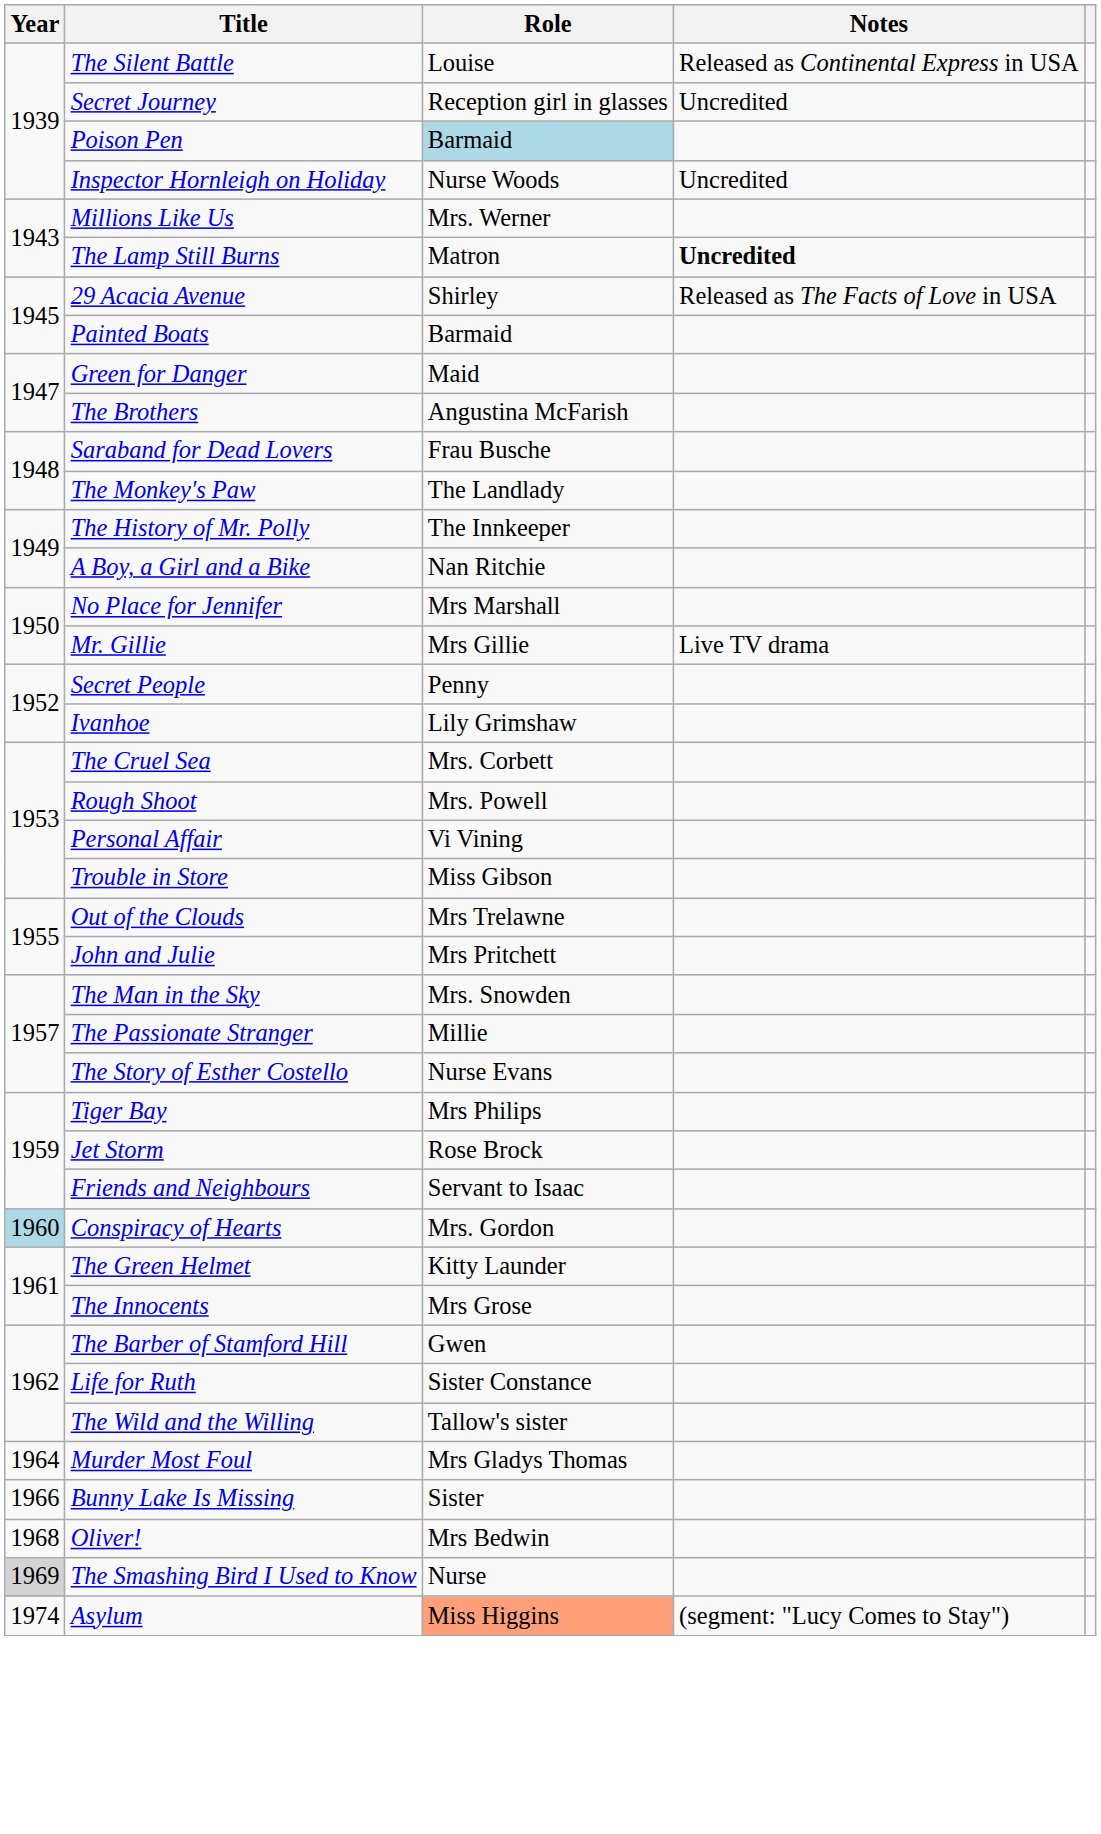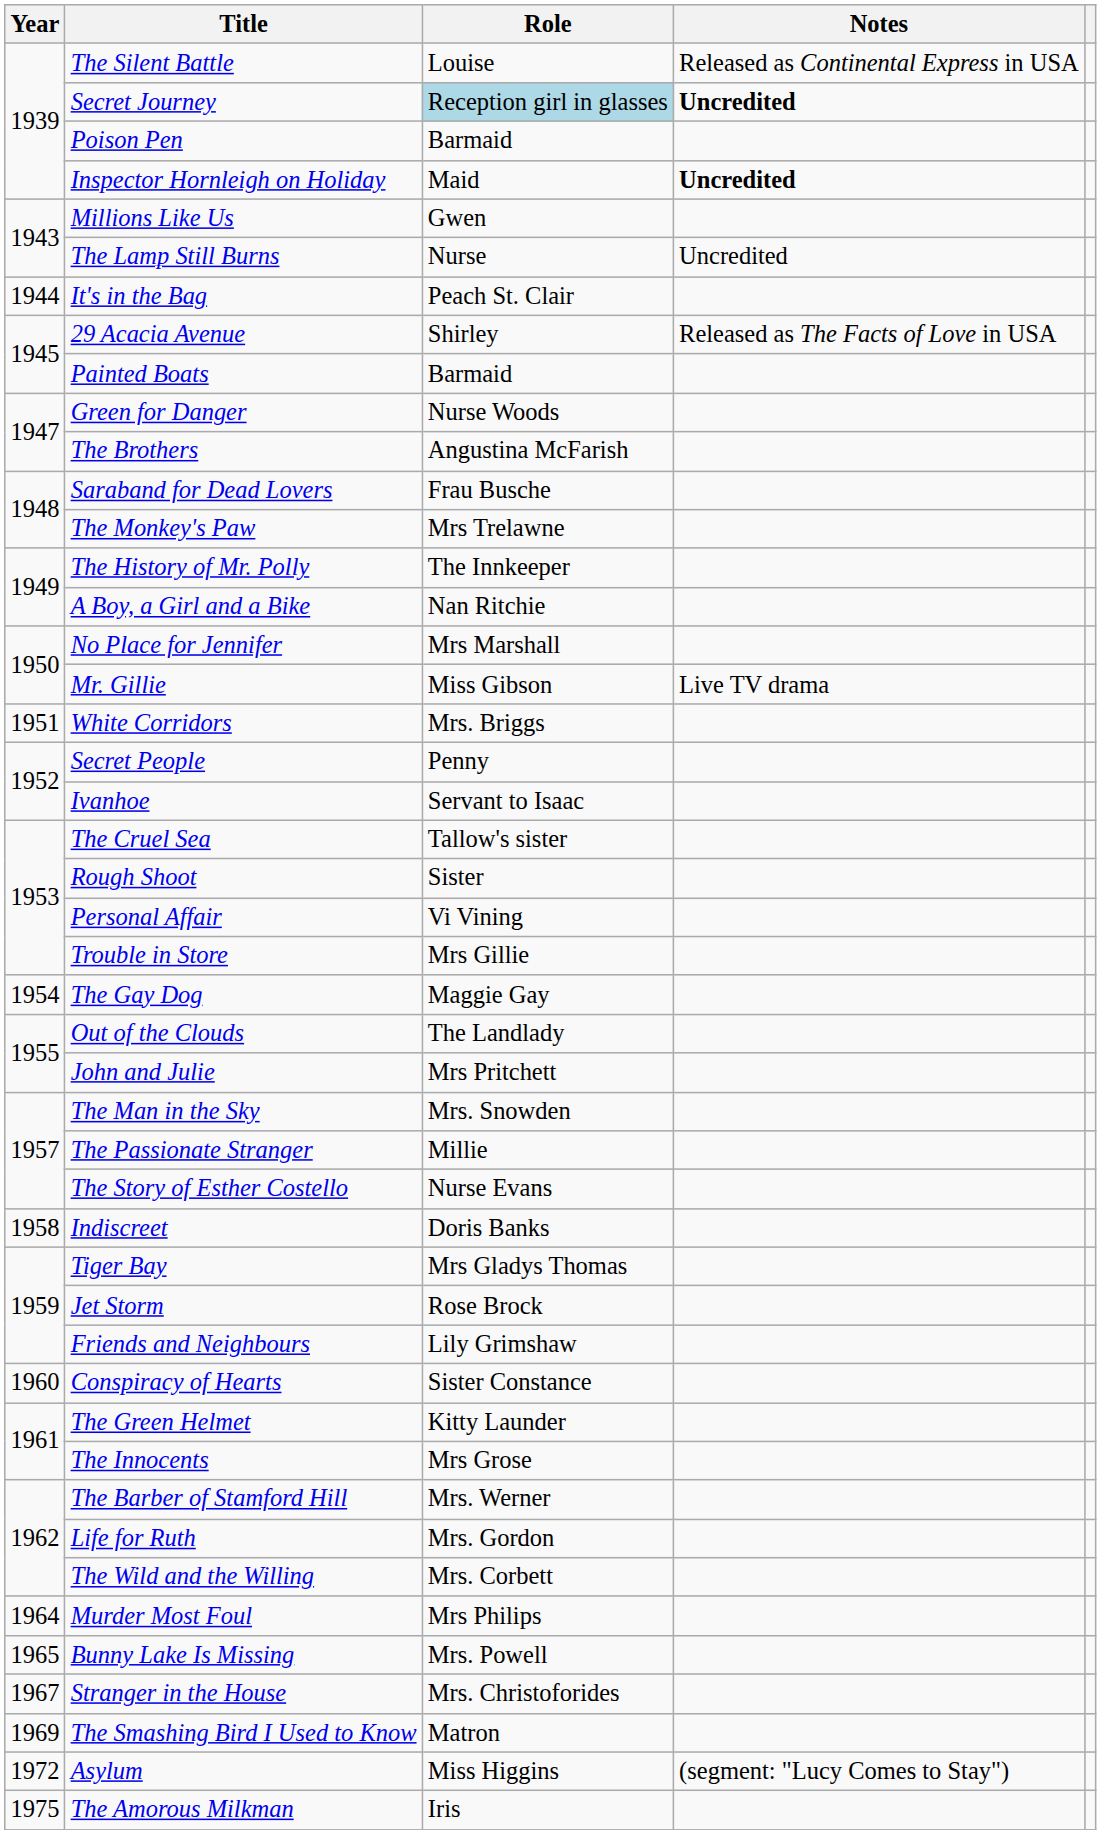(548, 101) no background -> (548, 101) lightblue background
(733, 101) normal -> (737, 101) bold
(470, 140) lightblue background -> (470, 140) no background
(494, 179) Nurse Woods -> (454, 179) Maid
(733, 179) normal -> (737, 179) bold
(489, 218) Mrs. Werner -> (457, 218) Gwen
(464, 256) Matron -> (457, 256) Nurse
(737, 256) bold -> (733, 256) normal
+ row: (139, 295)
(454, 373) Maid -> (494, 412) Nurse Woods
(496, 489) The Landlady -> (496, 528) Mrs Trelawne
(478, 645) Mrs Gillie -> (490, 683) Miss Gibson
+ row: (151, 722)
(502, 722) Lily Grimshaw -> (506, 800) Servant to Isaac
(490, 761) Mrs. Corbett -> (498, 839) Tallow's sister
(488, 800) Mrs. Powell -> (456, 878) Sister
(490, 878) Miss Gibson -> (478, 955) Mrs Gillie
+ row: (137, 994)
(496, 916) Mrs Trelawne -> (496, 1033) The Landlady
+ row: (119, 1227)
(485, 1110) Mrs Philips -> (528, 1266) Mrs Gladys Thomas
(506, 1188) Servant to Isaac -> (502, 1343) Lily Grimshaw
(35, 1227) lightblue background -> (35, 1382) no background
(491, 1227) Mrs. Gordon -> (510, 1382) Sister Constance
(457, 1343) Gwen -> (489, 1499) Mrs. Werner
(510, 1382) Sister Constance -> (491, 1538) Mrs. Gordon
(498, 1421) Tallow's sister -> (490, 1576) Mrs. Corbett
(528, 1460) Mrs Gladys Thomas -> (485, 1615) Mrs Philips
(35, 1499) 1966 -> (35, 1654) 1965
(456, 1499) Sister -> (488, 1654) Mrs. Powell
+ row: (178, 1693)
- row: (106, 1538)
(35, 1576) lightgrey background -> (35, 1732) no background
(457, 1576) Nurse -> (464, 1732) Matron
(35, 1615) 1974 -> (35, 1770) 1972
(493, 1615) lightsalmon background -> (493, 1770) no background
+ row: (182, 1809)
